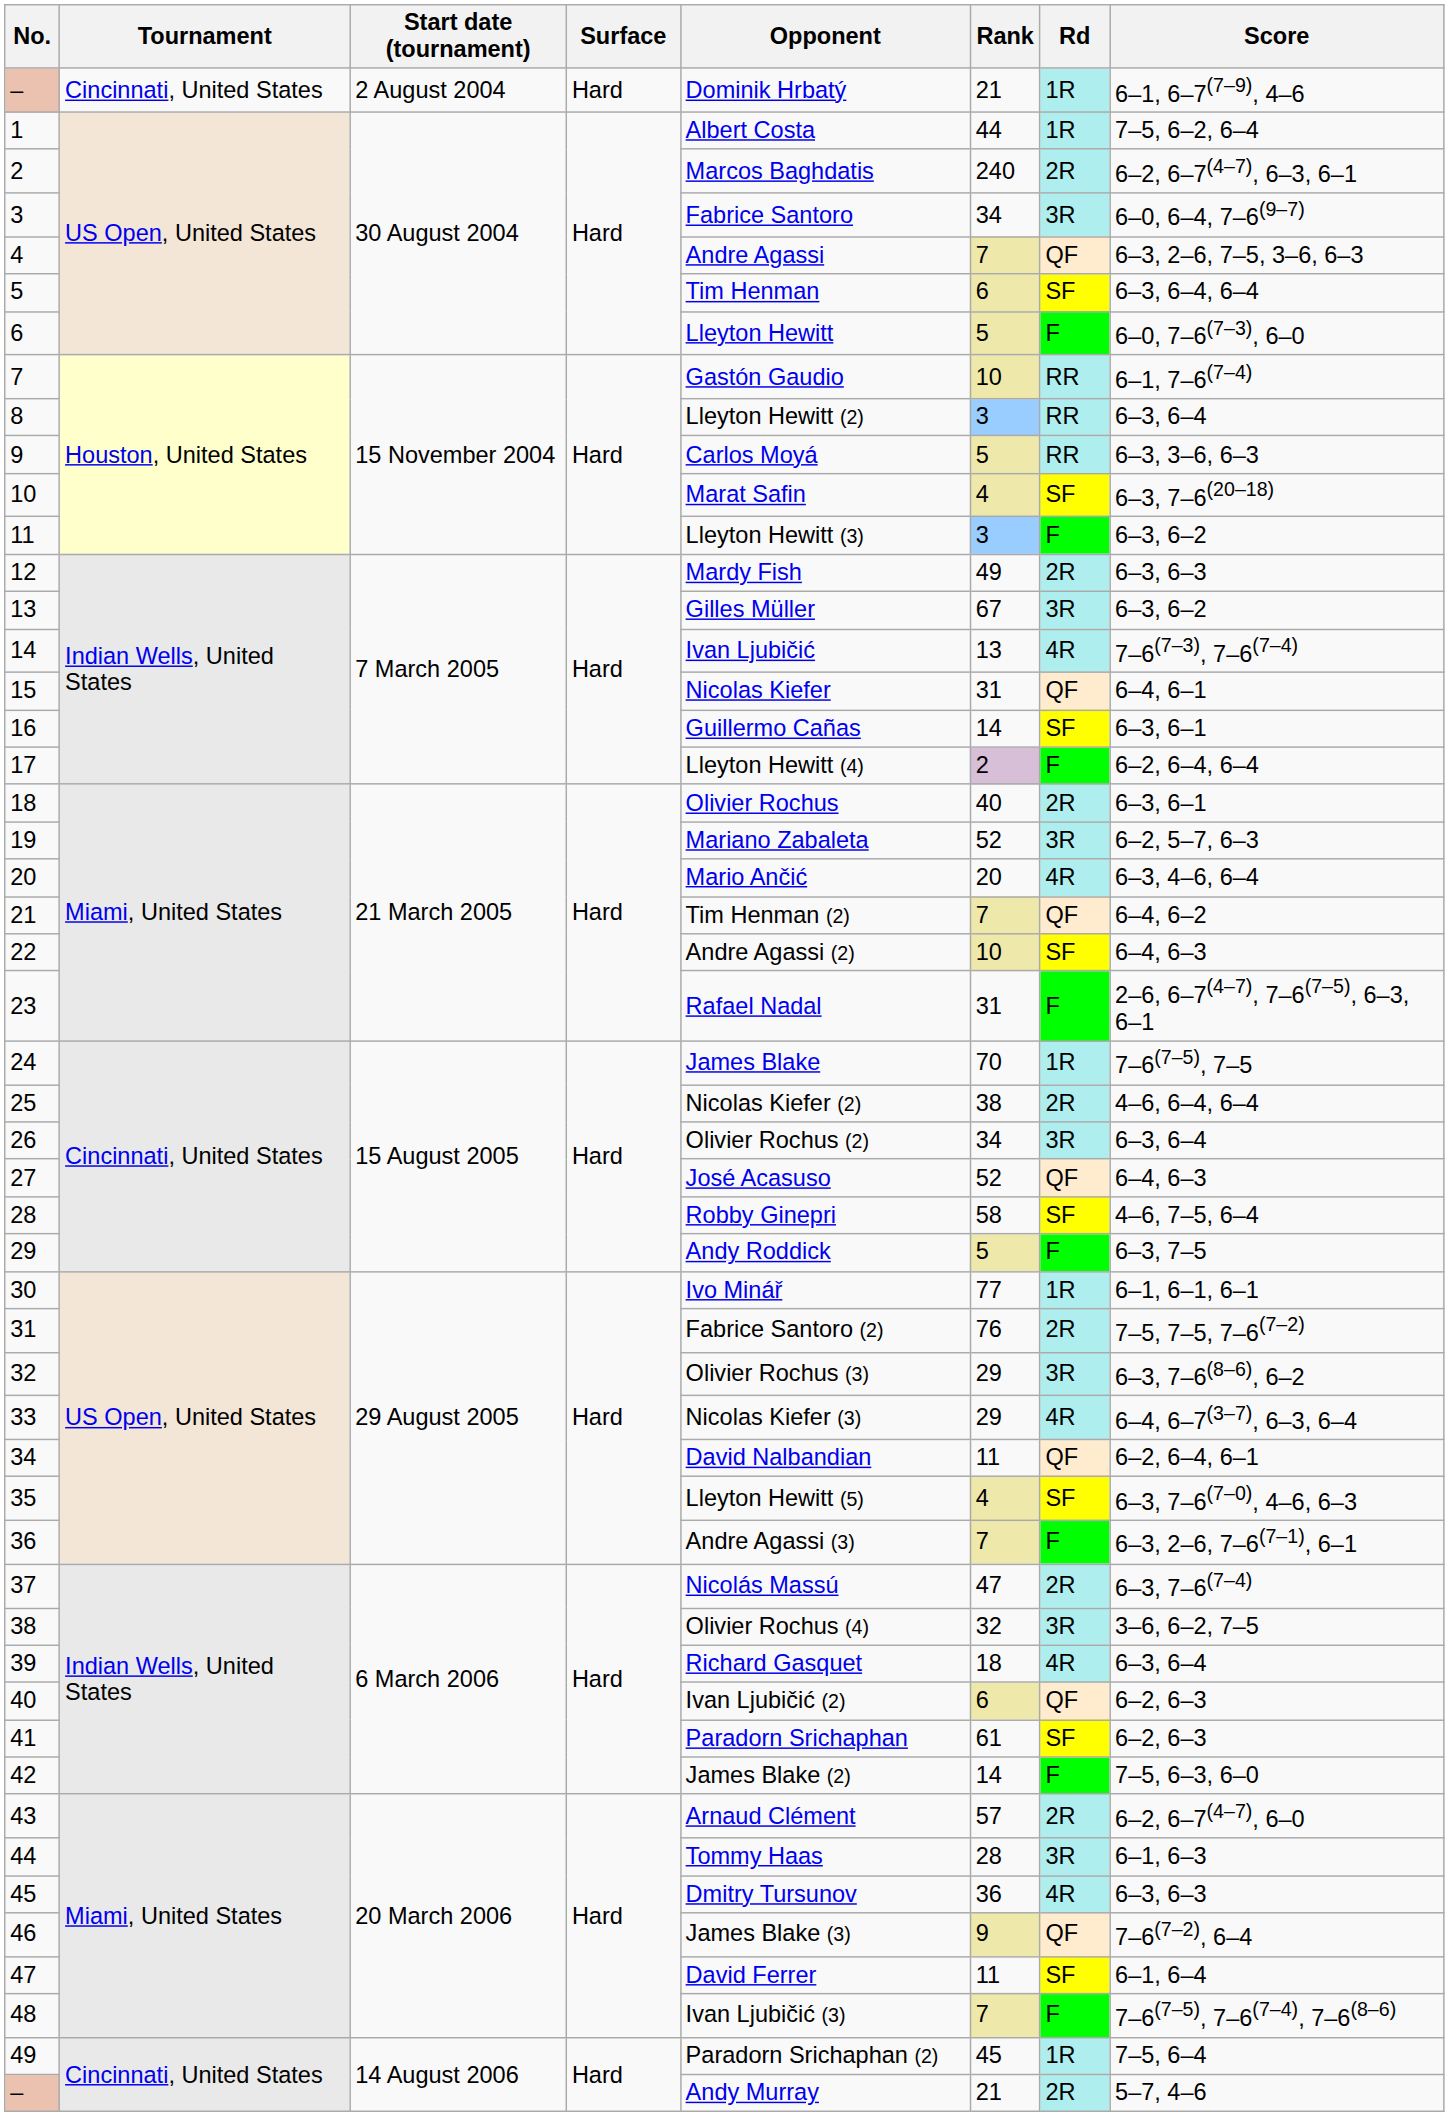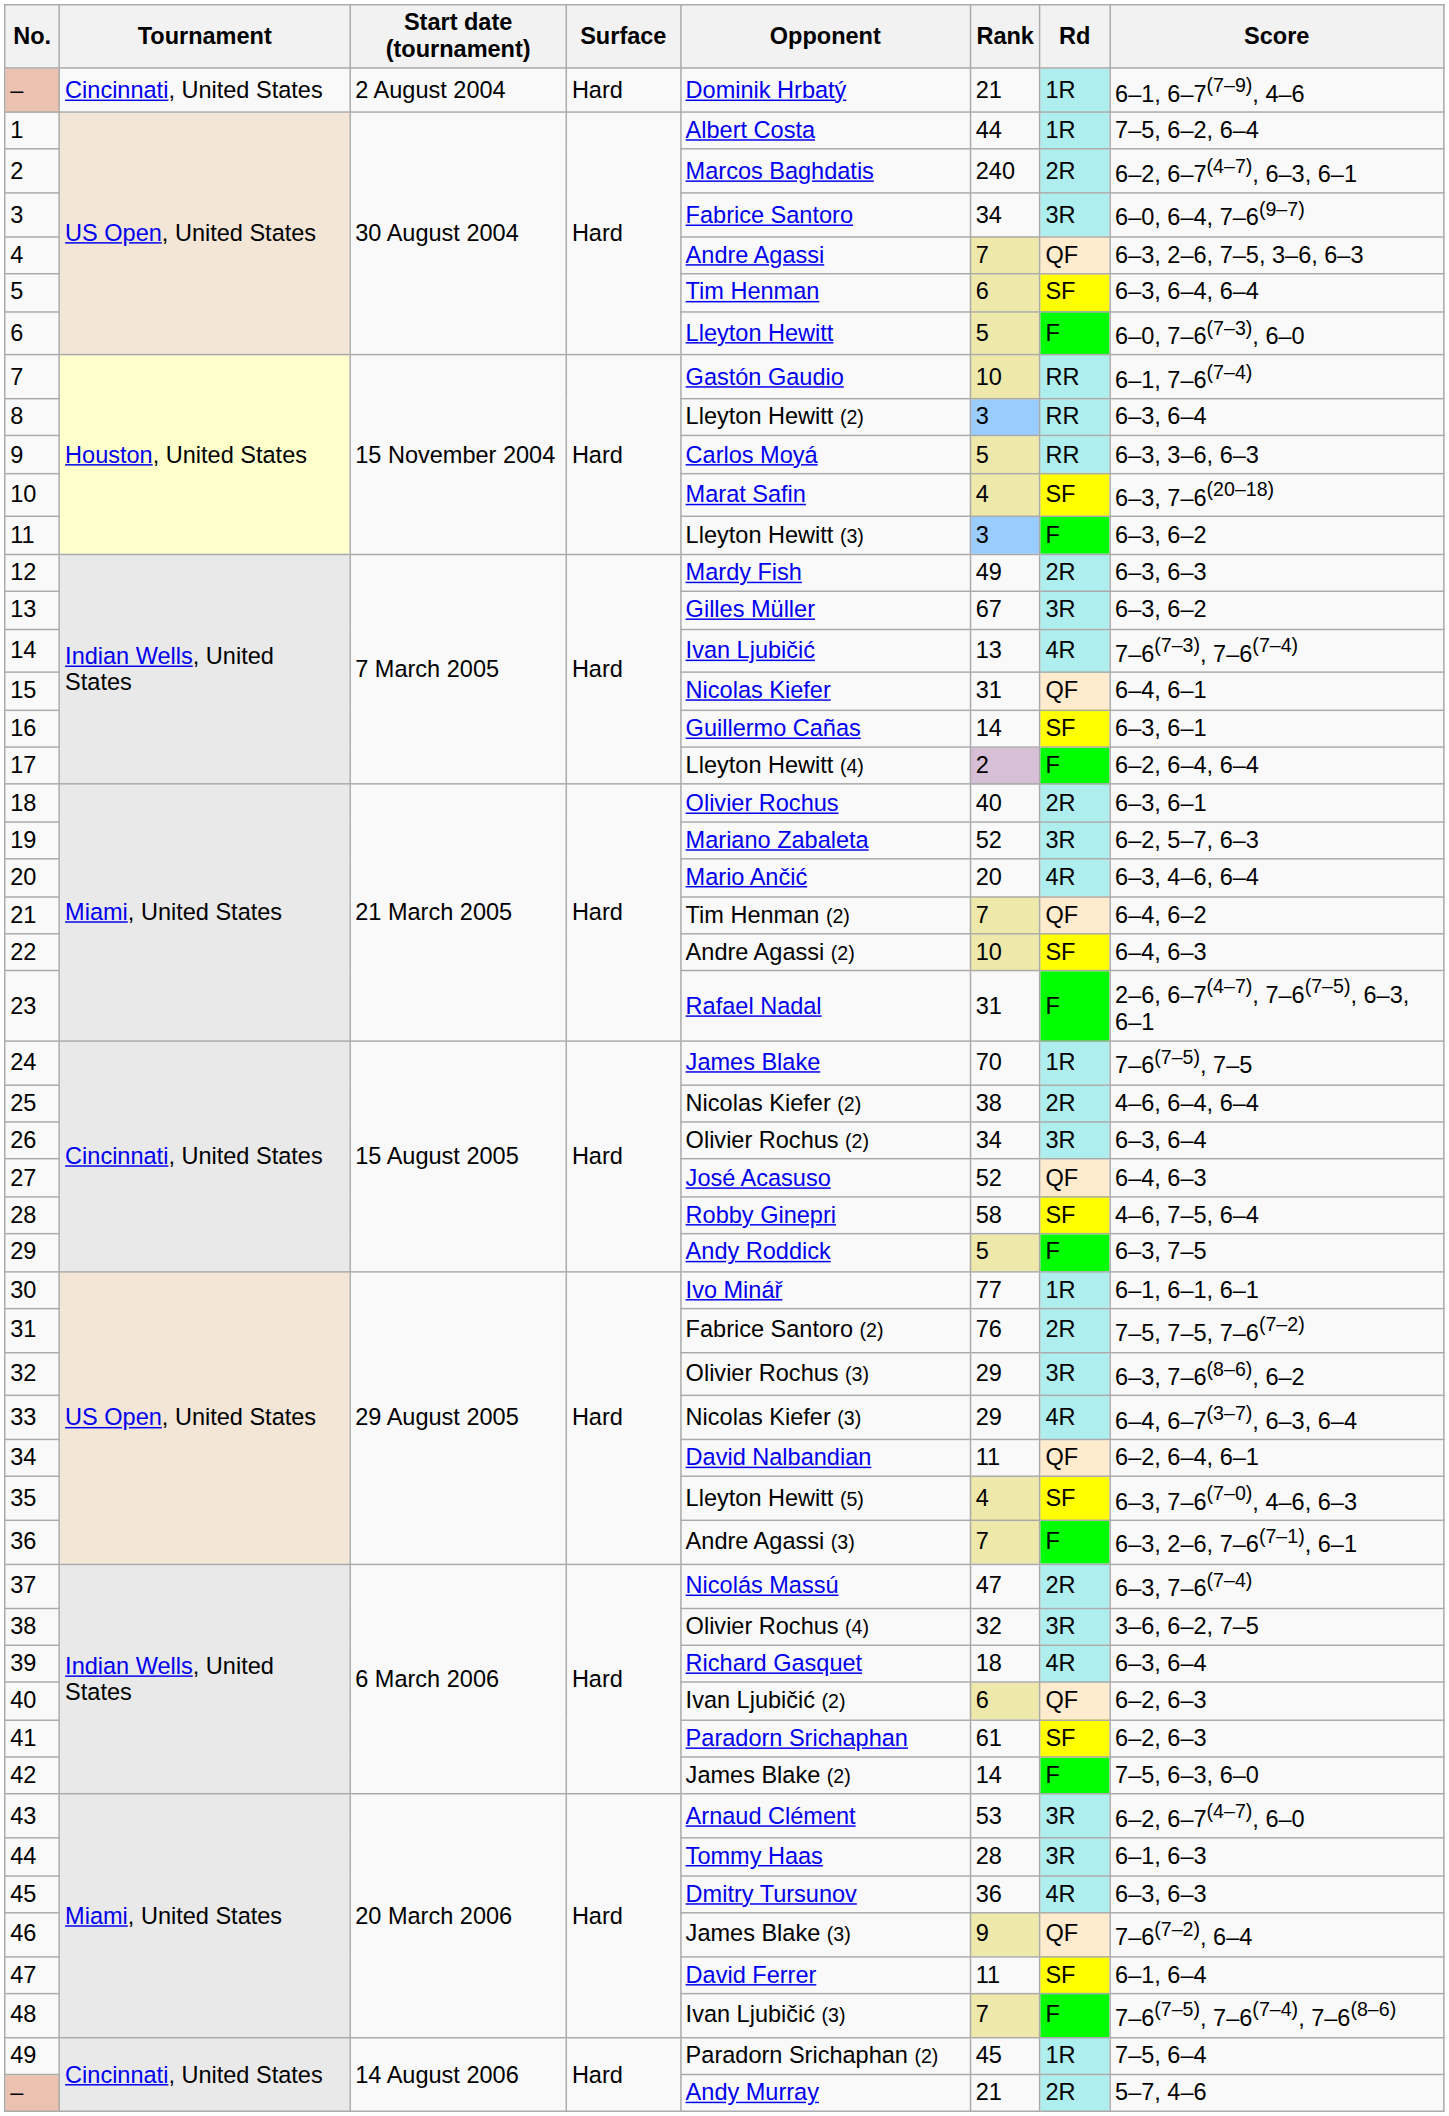(989, 1815) 57 -> (989, 1815) 53
(1060, 1815) 2R -> (1060, 1815) 3R
